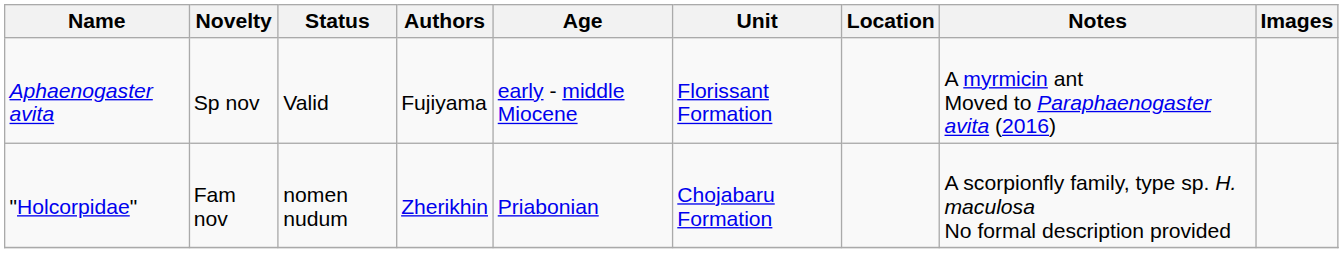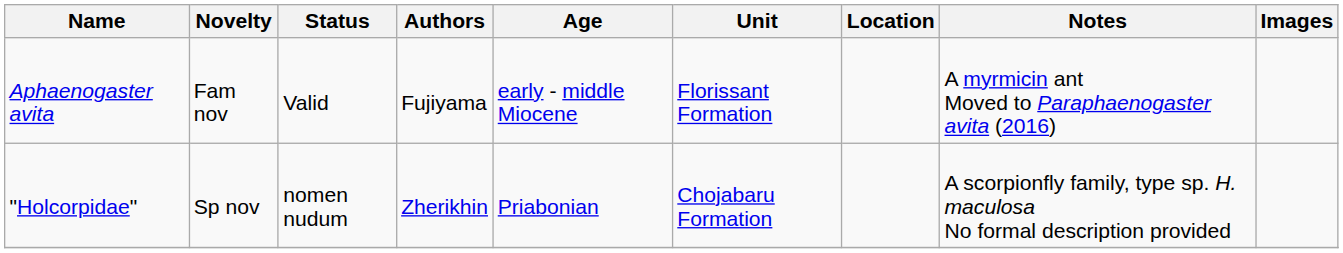(227, 102) Sp nov -> (215, 102) Fam nov
(215, 207) Fam nov -> (227, 207) Sp nov
